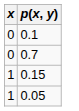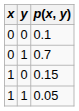+ column: (24, 14)
